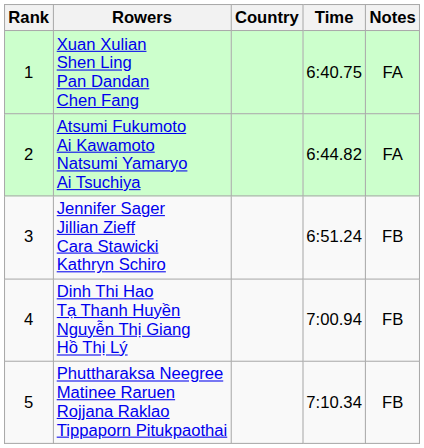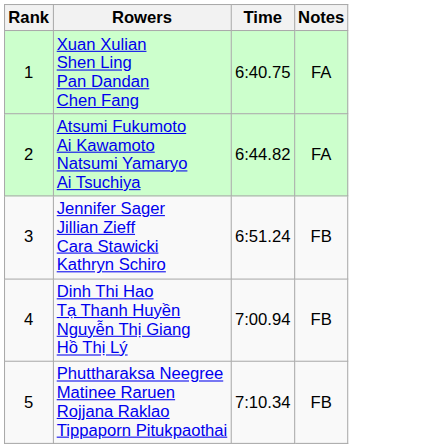- column: (267, 17)
